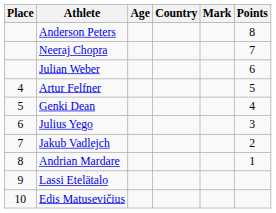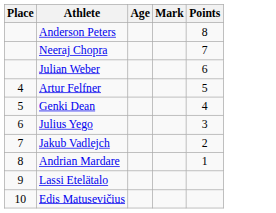- column: (176, 13)
